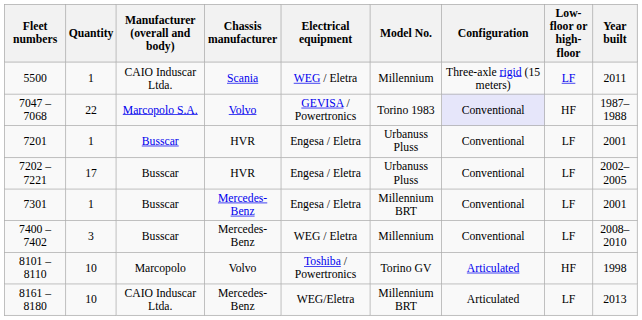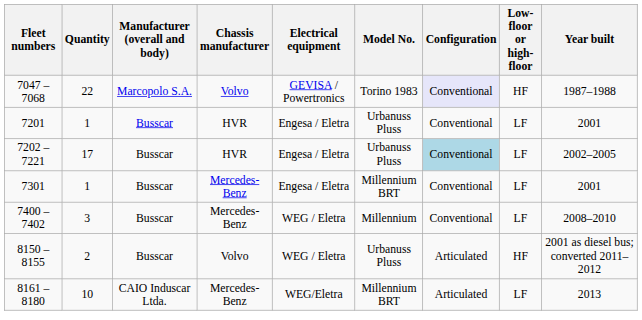- row: (35, 78)
(493, 173) no background -> (461, 154) lightblue background
- row: (35, 268)
+ row: (33, 256)
